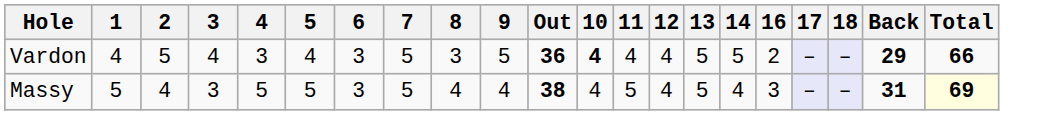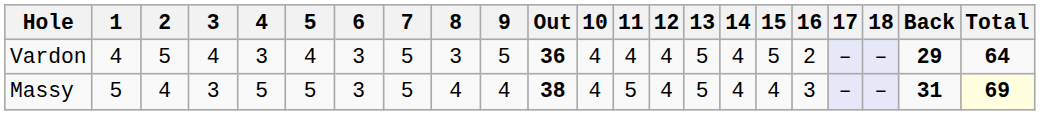+ column: (774, 22)
(595, 57) bold -> (595, 57) normal
(738, 57) 5 -> (738, 57) 4
(961, 57) 66 -> (997, 57) 64
